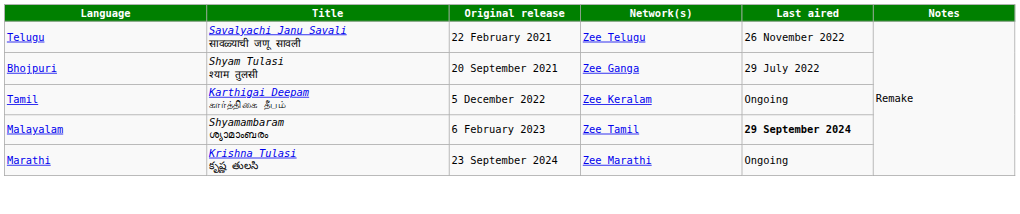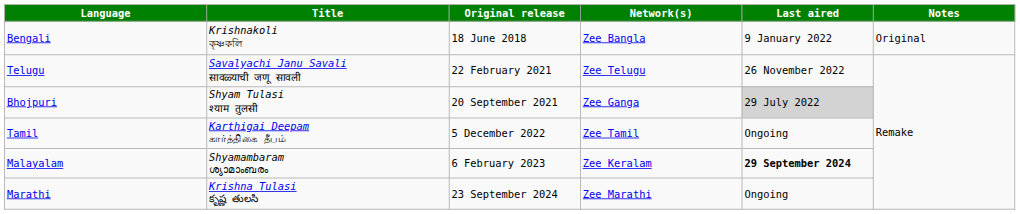+ row: (29, 38)
(782, 68) no background -> (782, 102) lightgrey background
(617, 99) Zee Keralam -> (611, 133) Zee Tamil
(611, 129) Zee Tamil -> (617, 163) Zee Keralam
